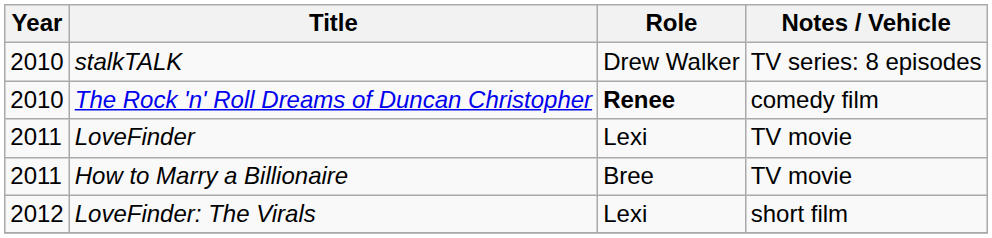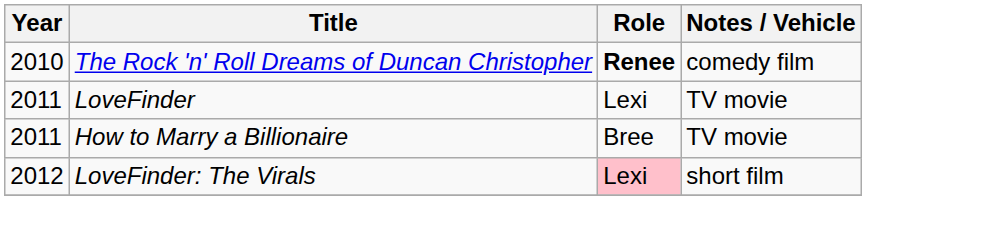- row: (129, 61)
(625, 213) no background -> (625, 175) pink background
